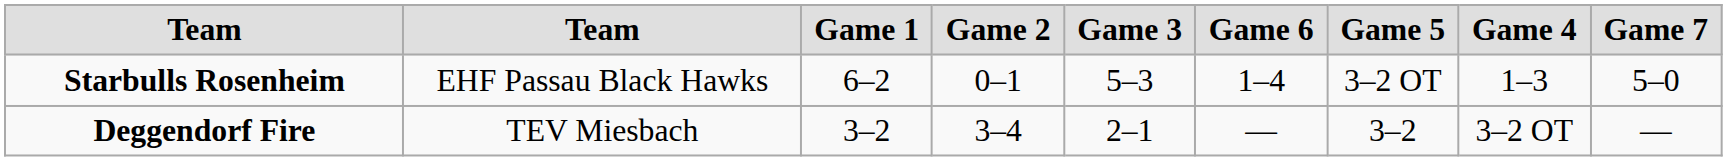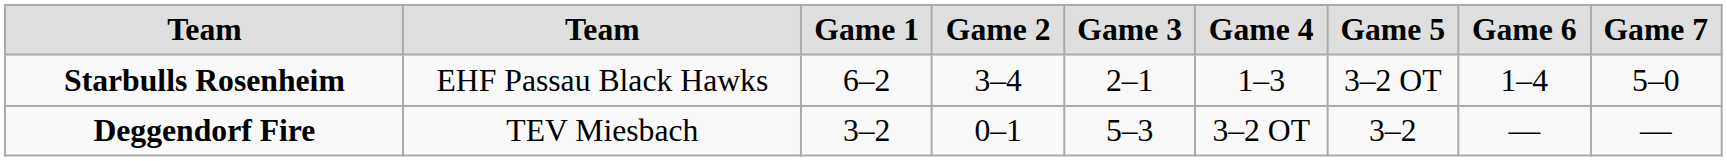columns swapped: (1524, 29) <-> (1261, 29)
(998, 79) 0–1 -> (998, 79) 3–4
(1130, 79) 5–3 -> (1130, 79) 2–1
(998, 130) 3–4 -> (998, 130) 0–1
(1130, 130) 2–1 -> (1130, 130) 5–3
